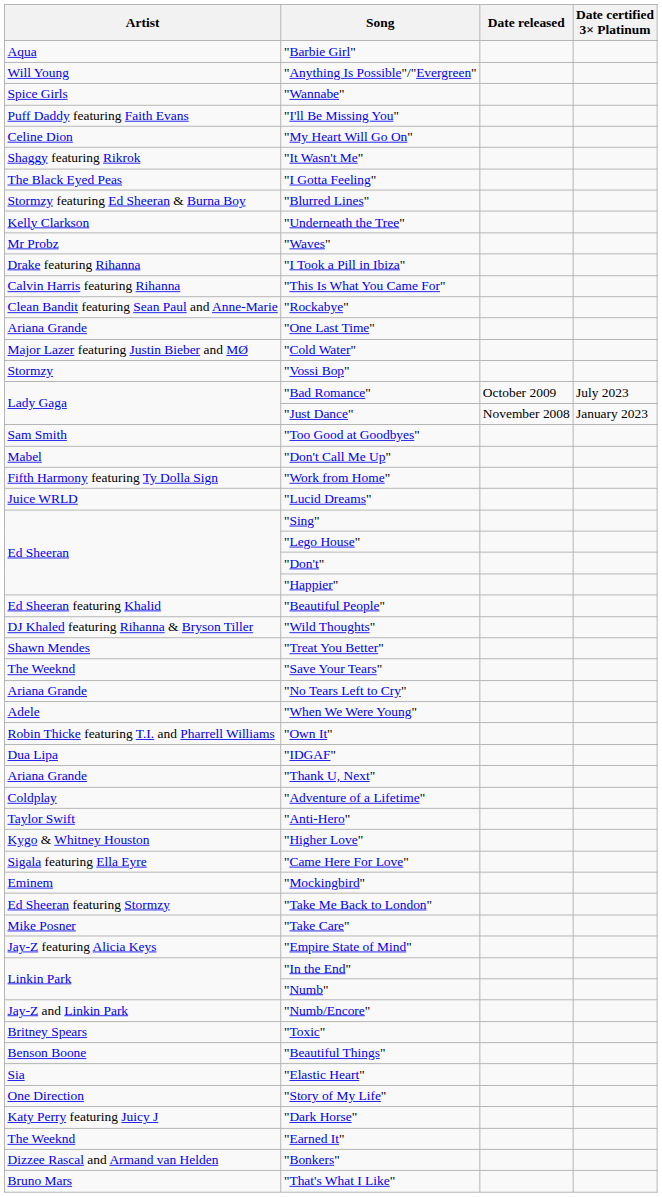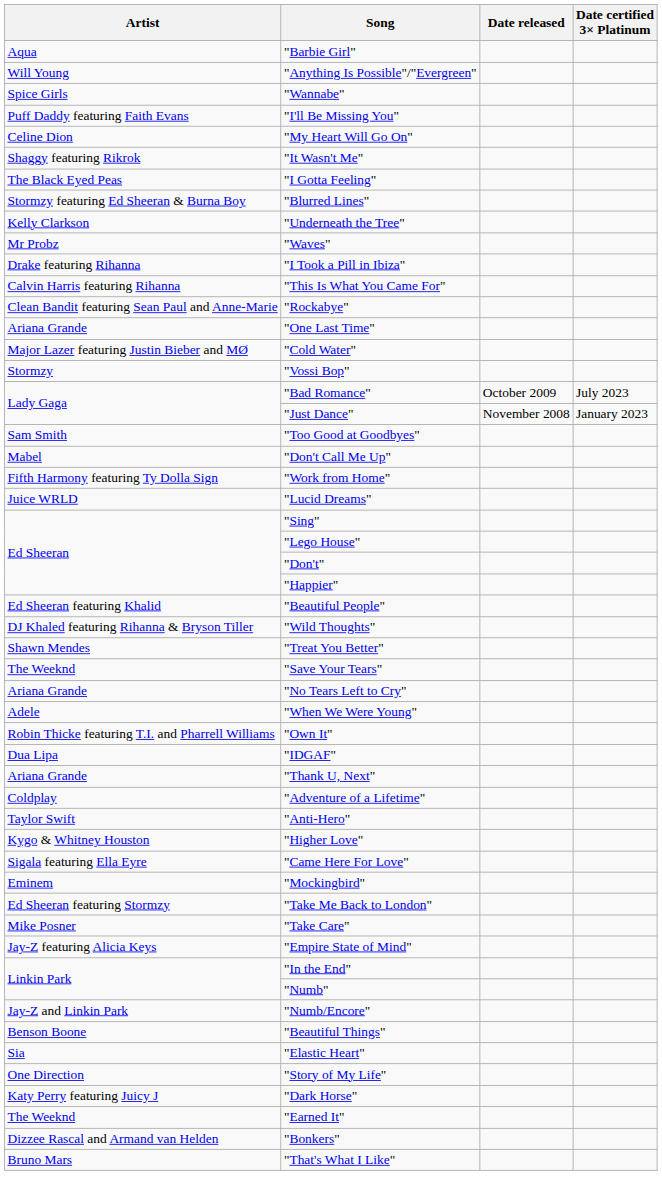- row: (305, 1032)
